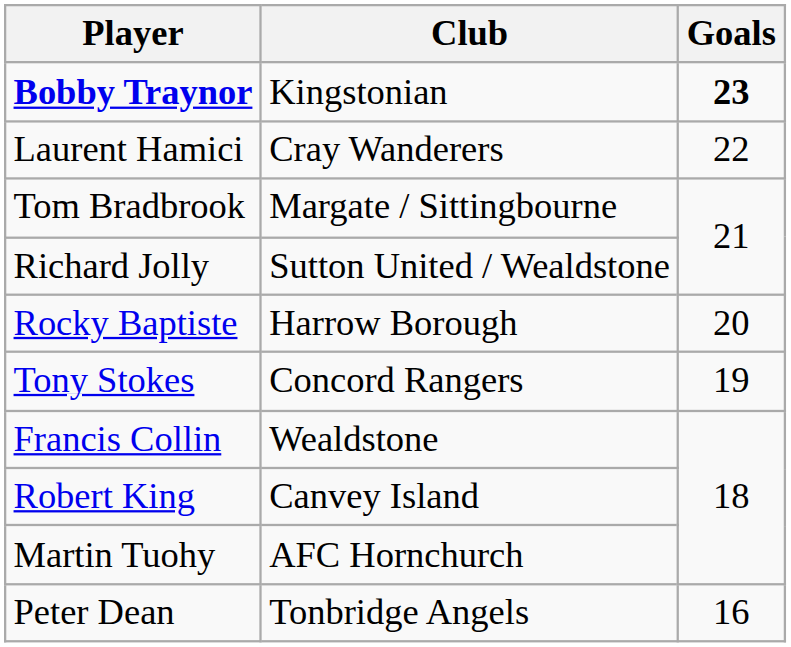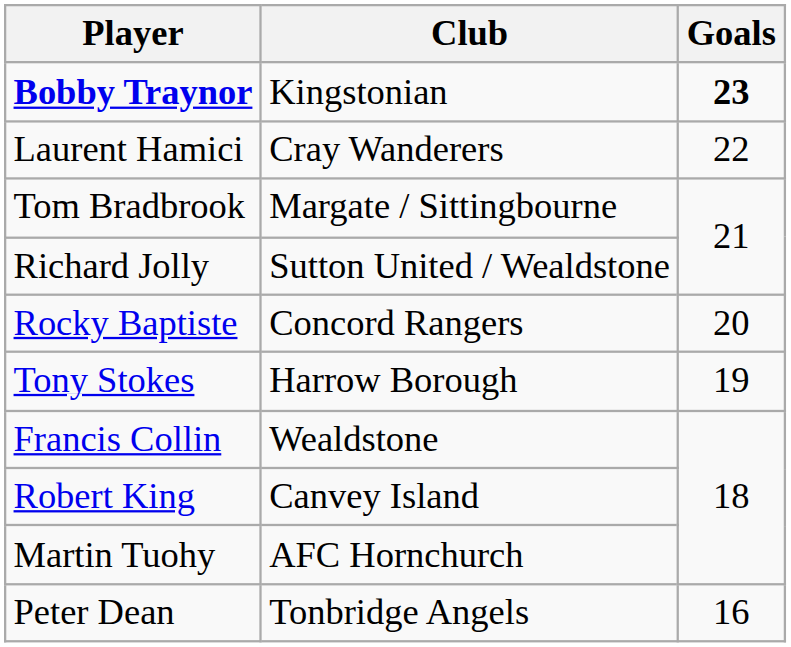(393, 322) Harrow Borough -> (396, 322) Concord Rangers
(396, 380) Concord Rangers -> (393, 380) Harrow Borough
